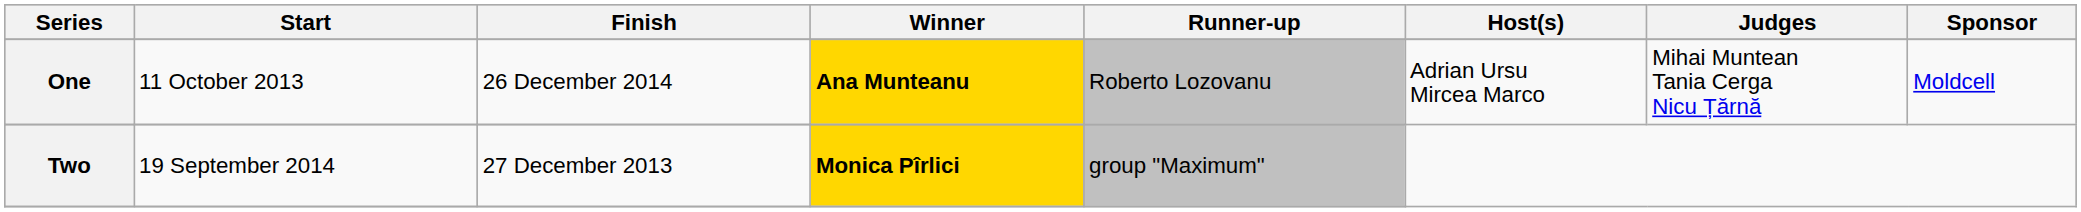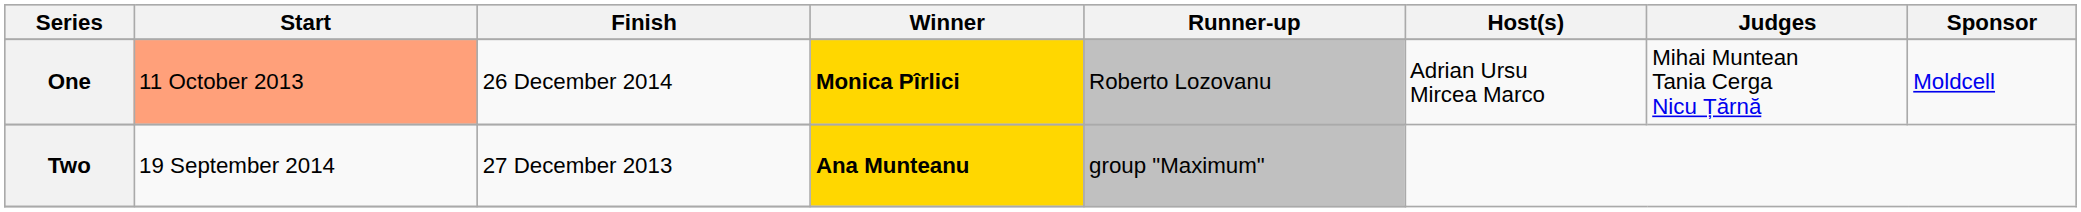(221, 82) no background -> (221, 82) lightsalmon background
(893, 82) Ana Munteanu -> (888, 82) Monica Pîrlici
(888, 165) Monica Pîrlici -> (893, 165) Ana Munteanu
